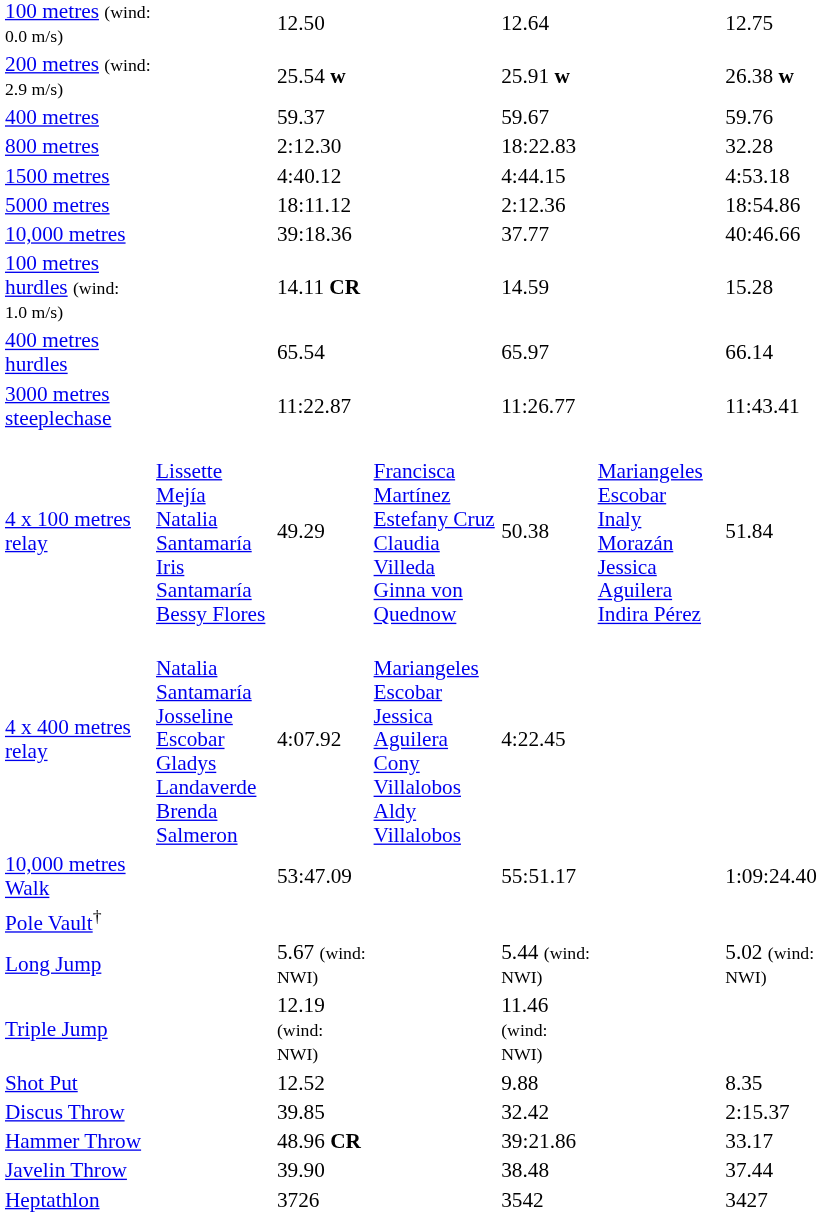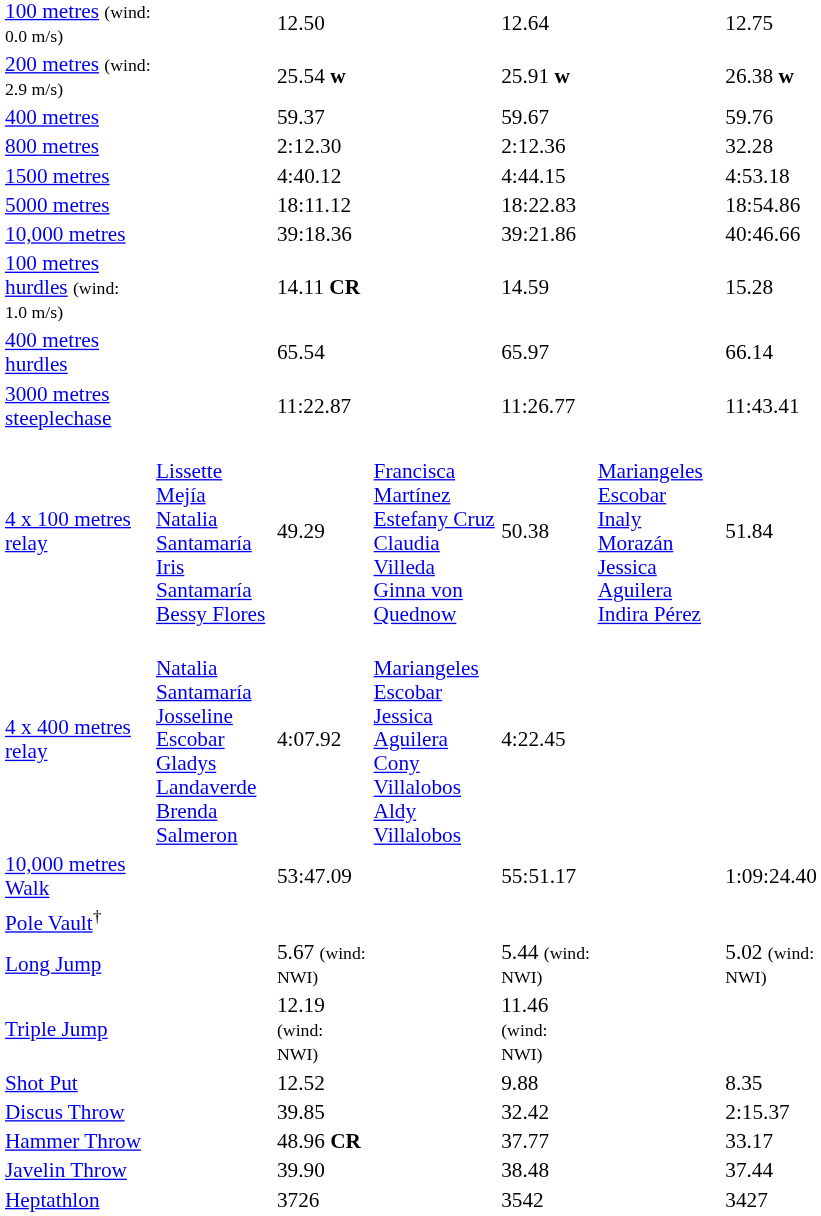(539, 146) 18:22.83 -> (533, 146) 2:12.36
(533, 204) 2:12.36 -> (539, 204) 18:22.83
(525, 234) 37.77 -> (539, 234) 39:21.86
(539, 1141) 39:21.86 -> (525, 1141) 37.77
